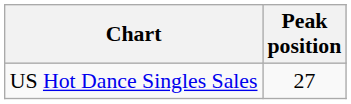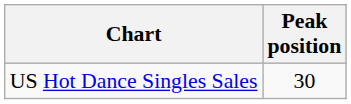(304, 80) 27 -> (304, 80) 30
